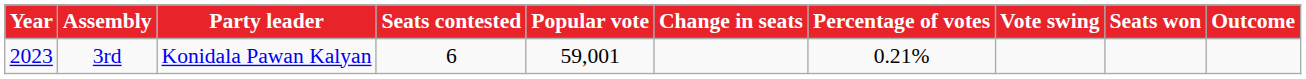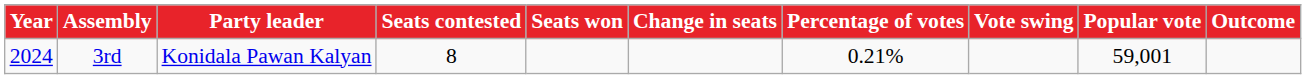columns swapped: (1155, 21) <-> (590, 21)
(31, 55) 2023 -> (31, 55) 2024
(451, 55) 6 -> (451, 55) 8
